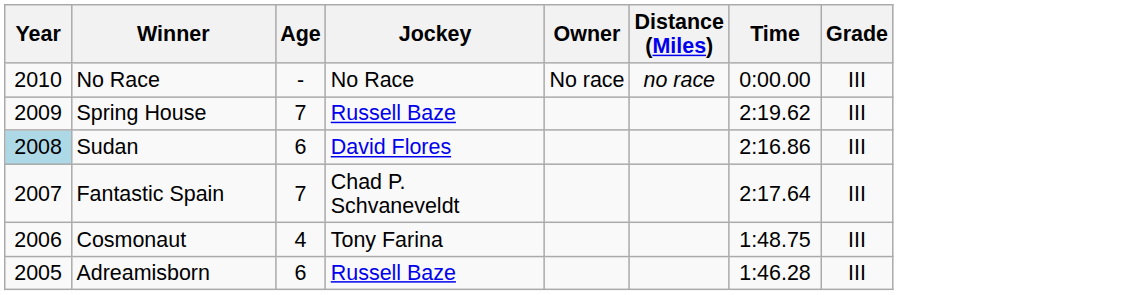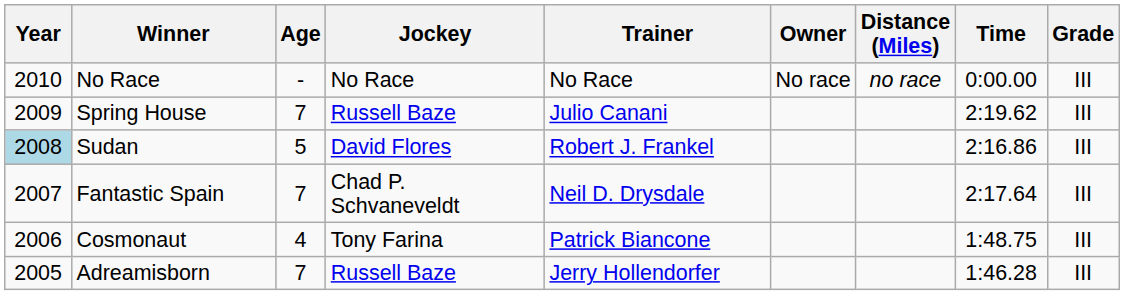+ column: (657, 34)
(300, 148) 6 -> (300, 148) 5
(300, 273) 6 -> (300, 273) 7
